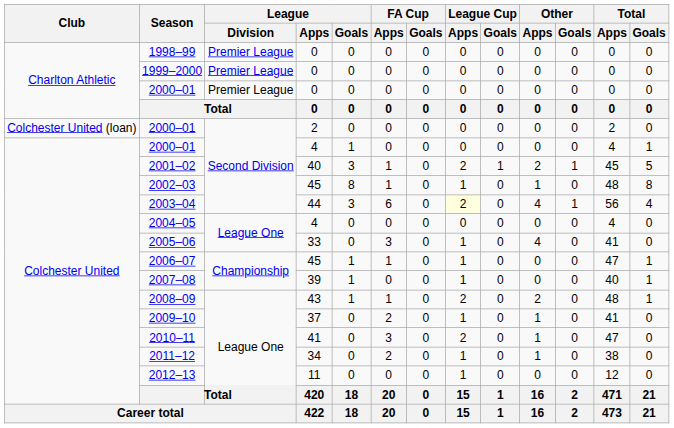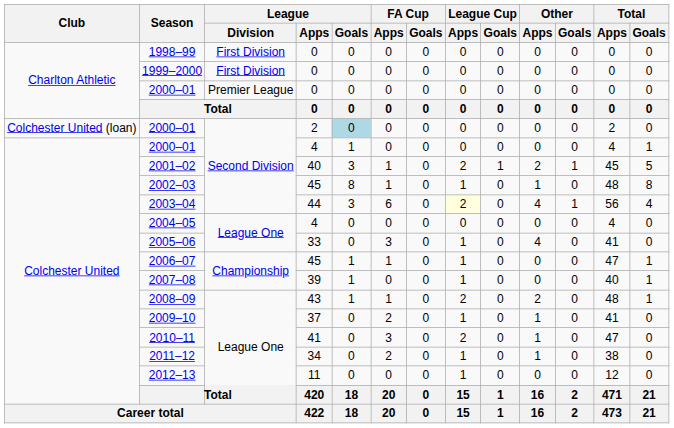(251, 52) Premier League -> (251, 52) First Division
(251, 71) Premier League -> (251, 71) First Division
(351, 128) no background -> (351, 128) lightblue background
